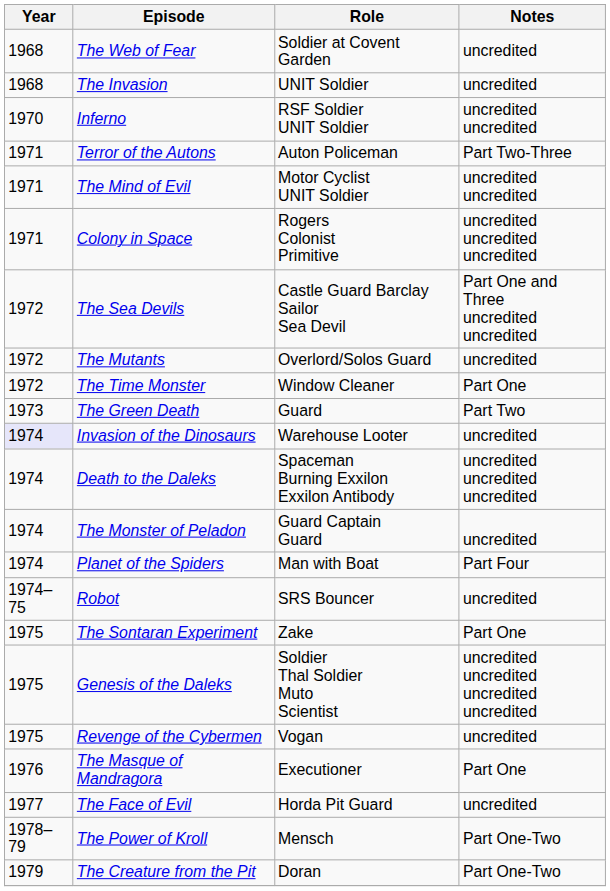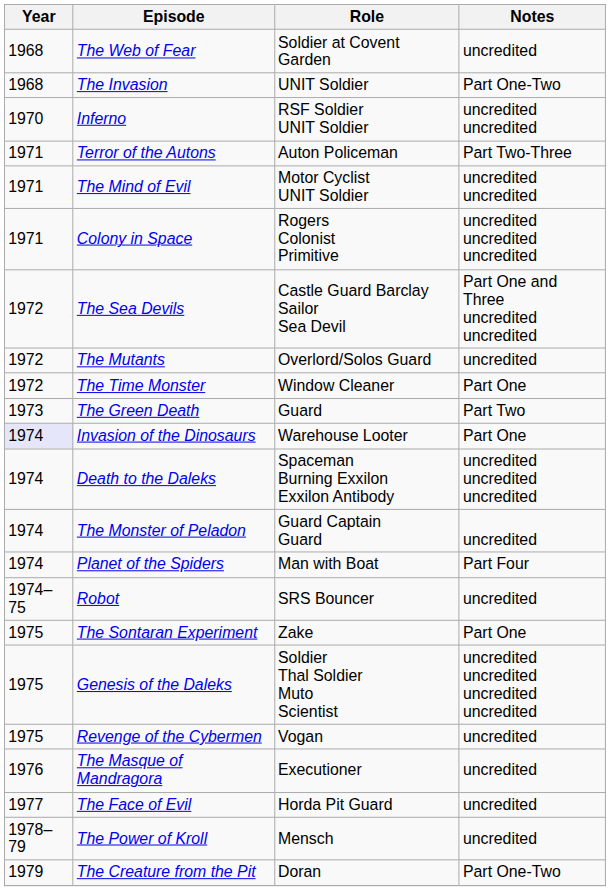(500, 85) uncredited -> (512, 85) Part One-Two
(500, 435) uncredited -> (495, 435) Part One
(495, 770) Part One -> (500, 770) uncredited
(512, 838) Part One-Two -> (500, 838) uncredited
